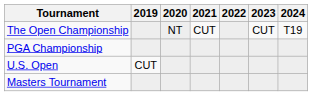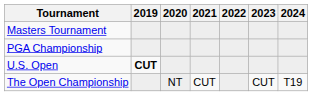rows swapped: (57, 83) <-> (68, 31)
(146, 65) normal -> (146, 65) bold
